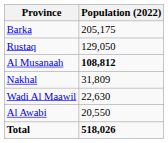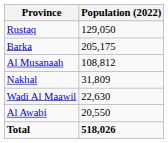rows swapped: (19, 29) <-> (21, 46)
(98, 63) bold -> (98, 63) normal
